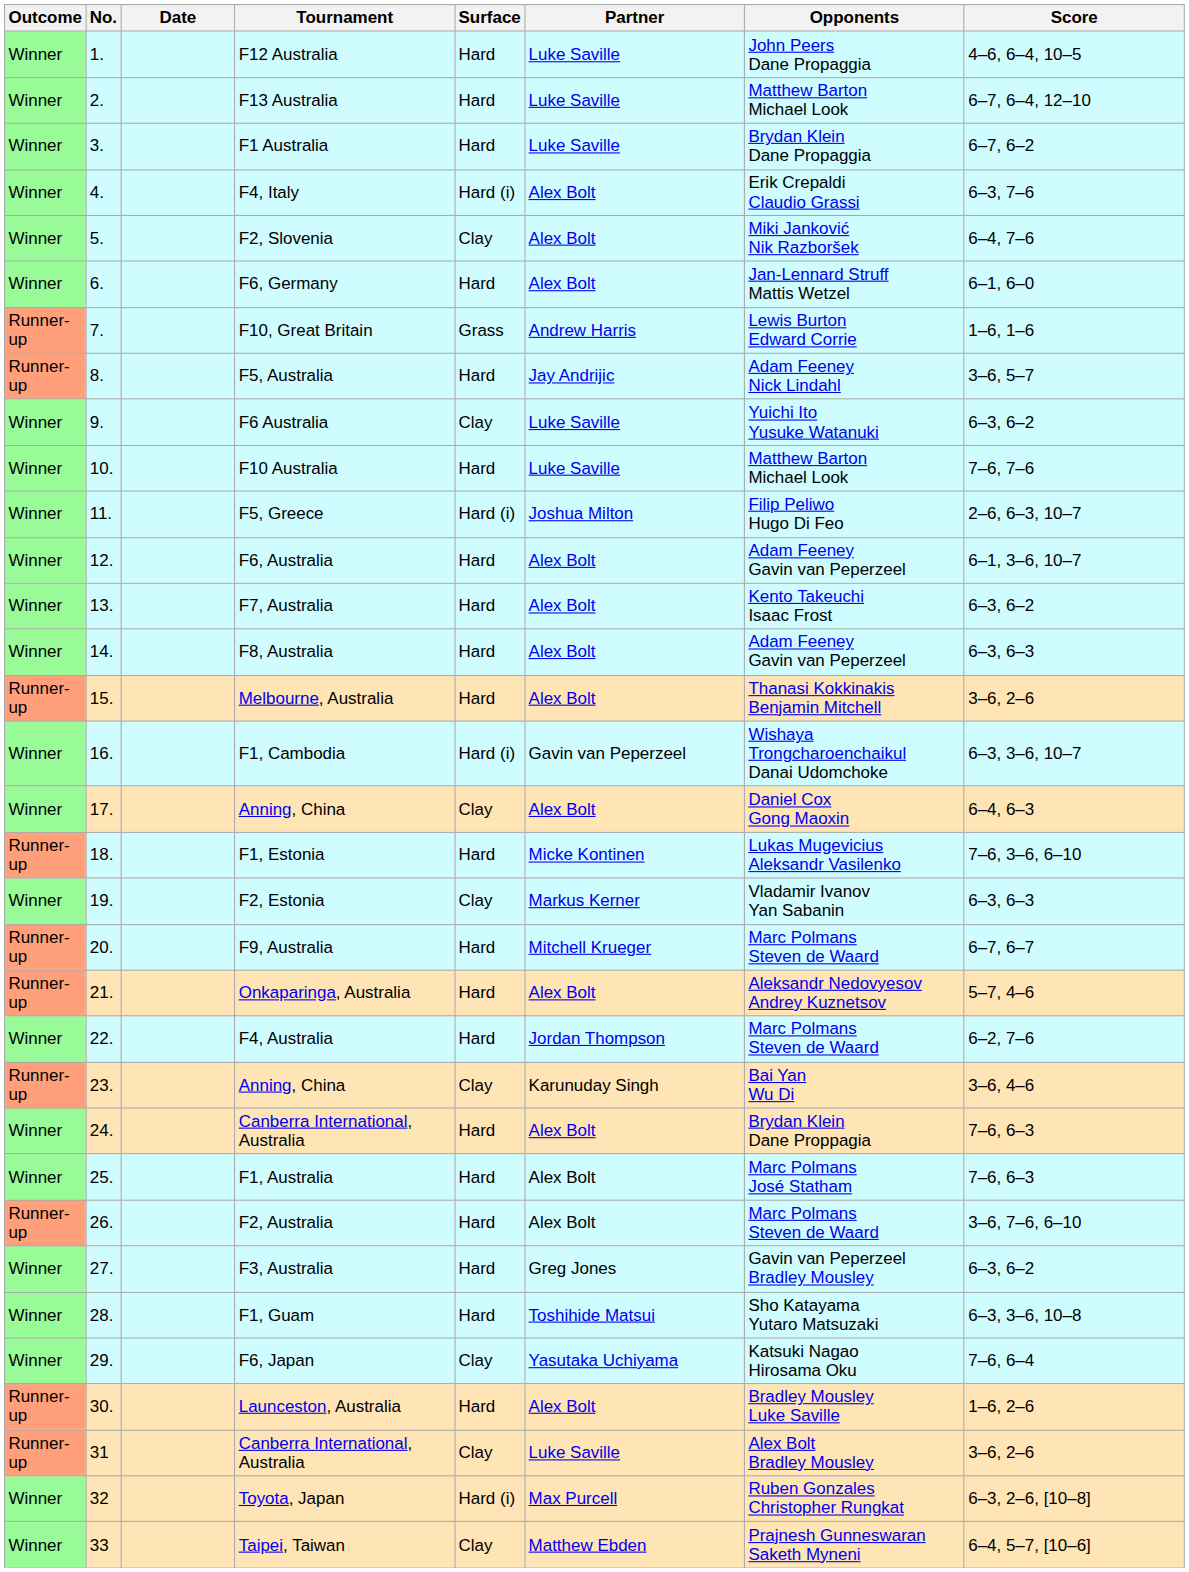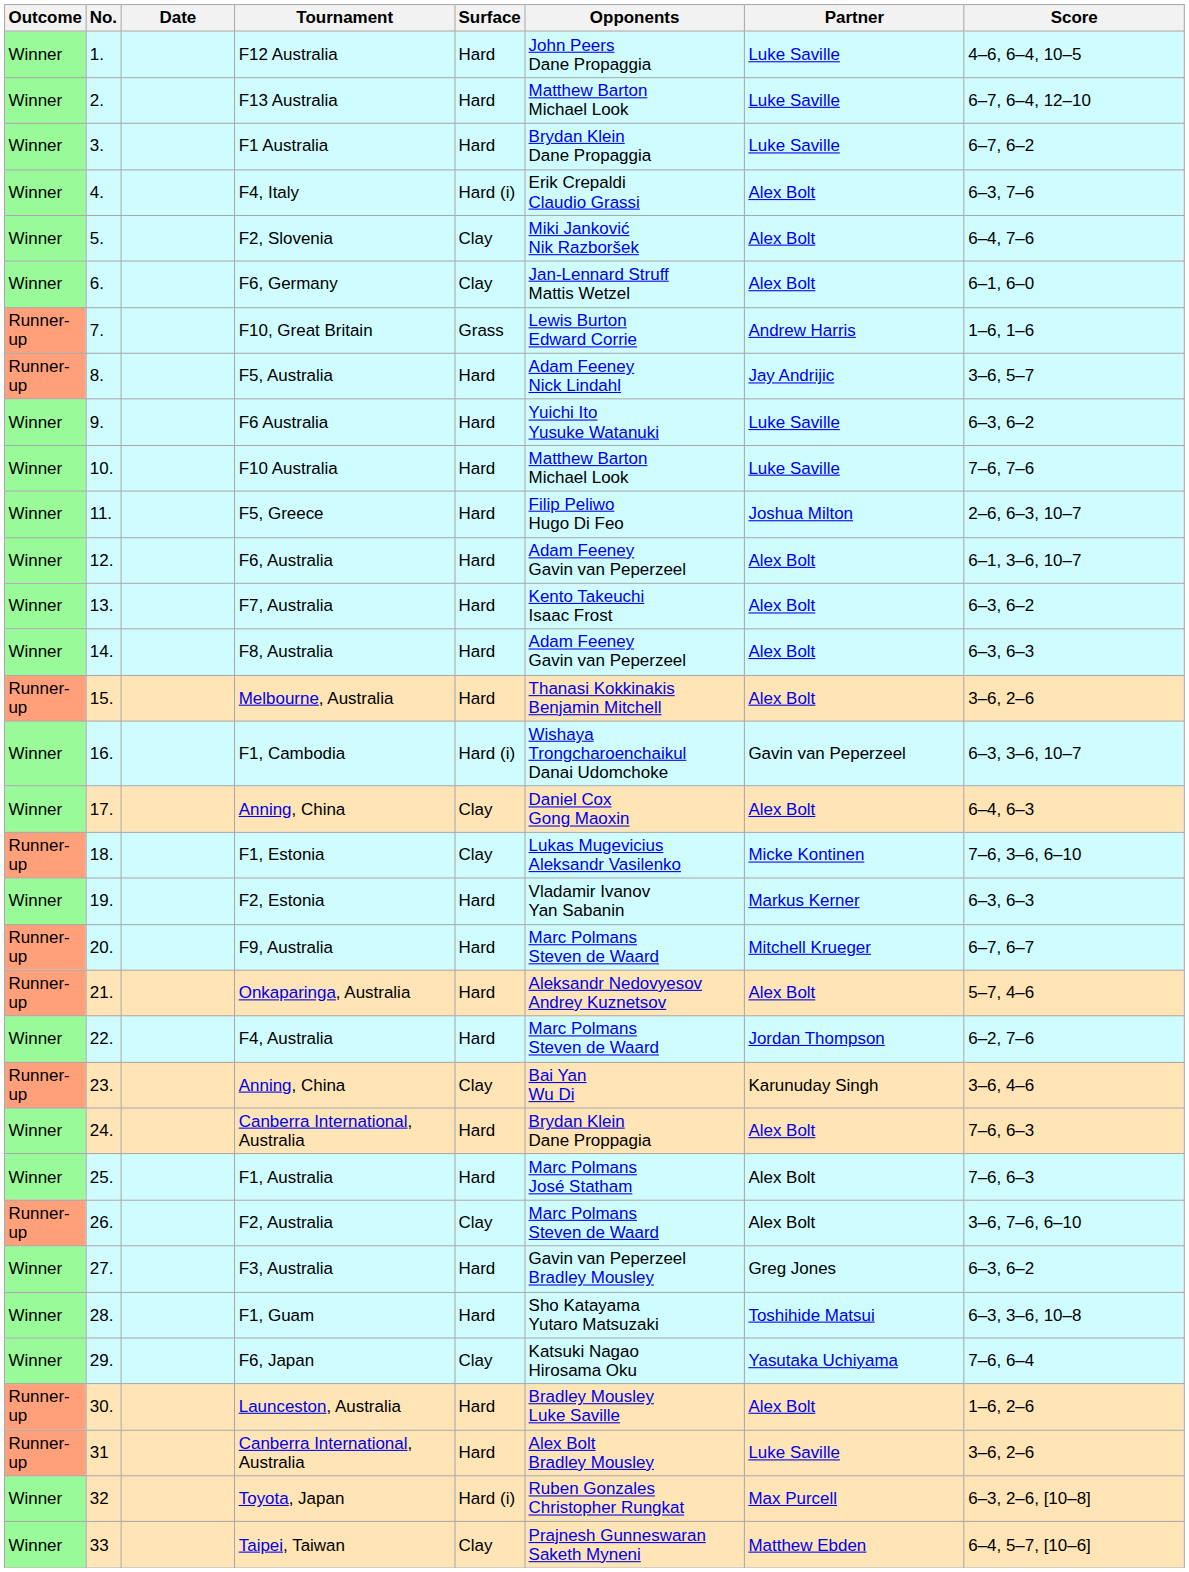columns swapped: (635, 17) <-> (854, 17)
(477, 284) Hard -> (476, 284) Clay
(476, 422) Clay -> (477, 422) Hard
(487, 514) Hard (i) -> (477, 514) Hard
(477, 855) Hard -> (476, 855) Clay
(476, 901) Clay -> (477, 901) Hard
(477, 1222) Hard -> (476, 1222) Clay
(476, 1452) Clay -> (477, 1452) Hard
